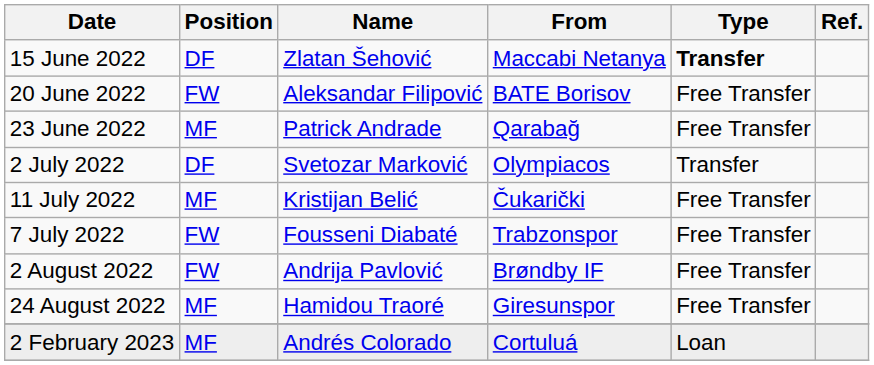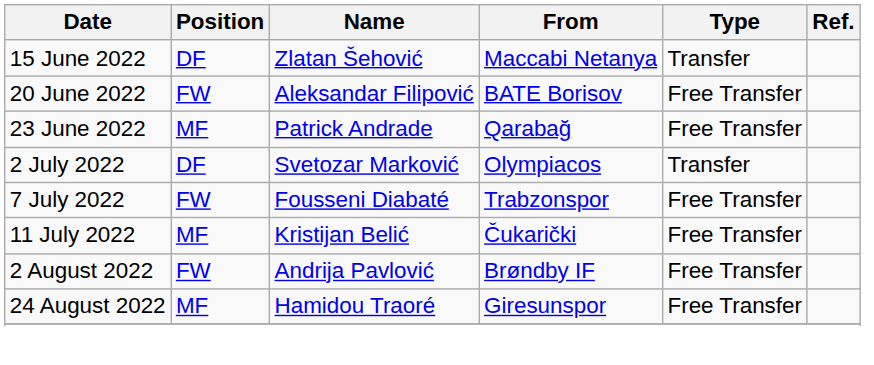(720, 57) bold -> (709, 57) normal
rows swapped: (67, 235) <-> (73, 199)
- row: (92, 341)
